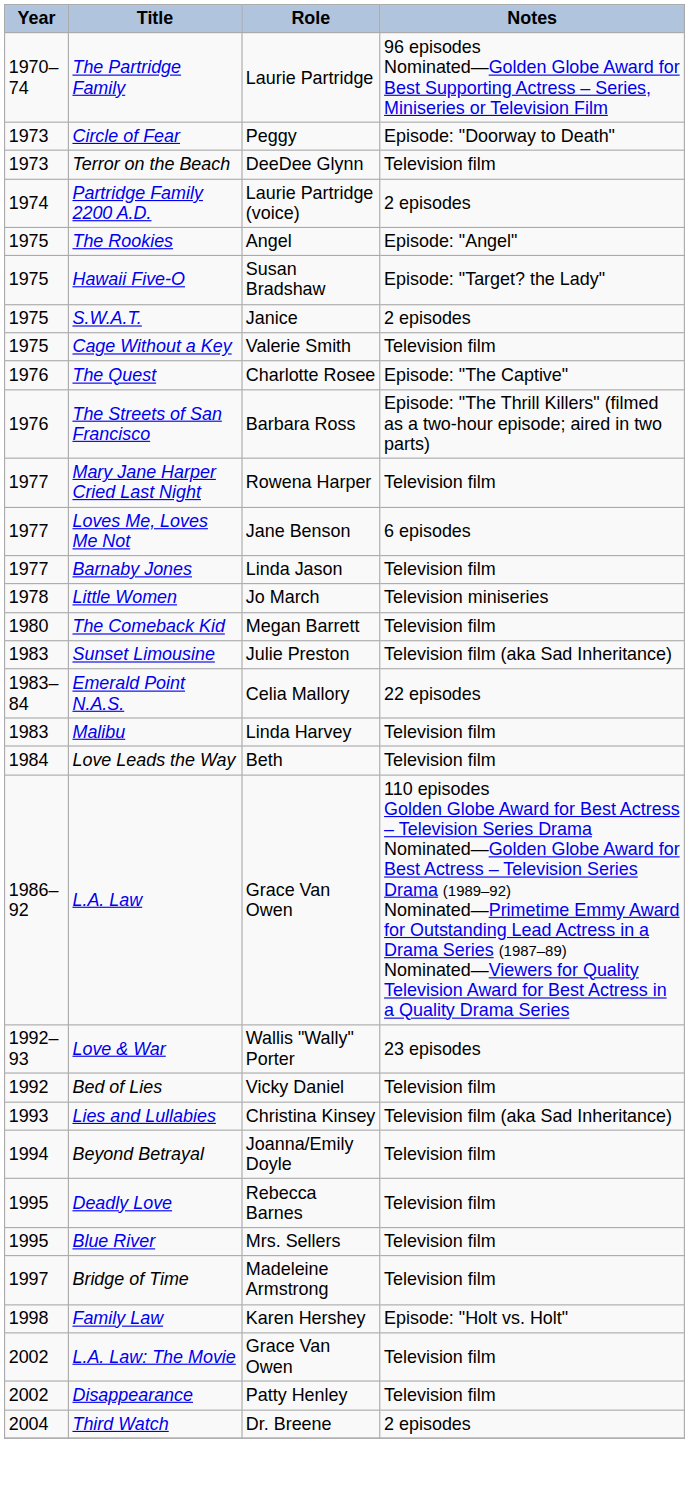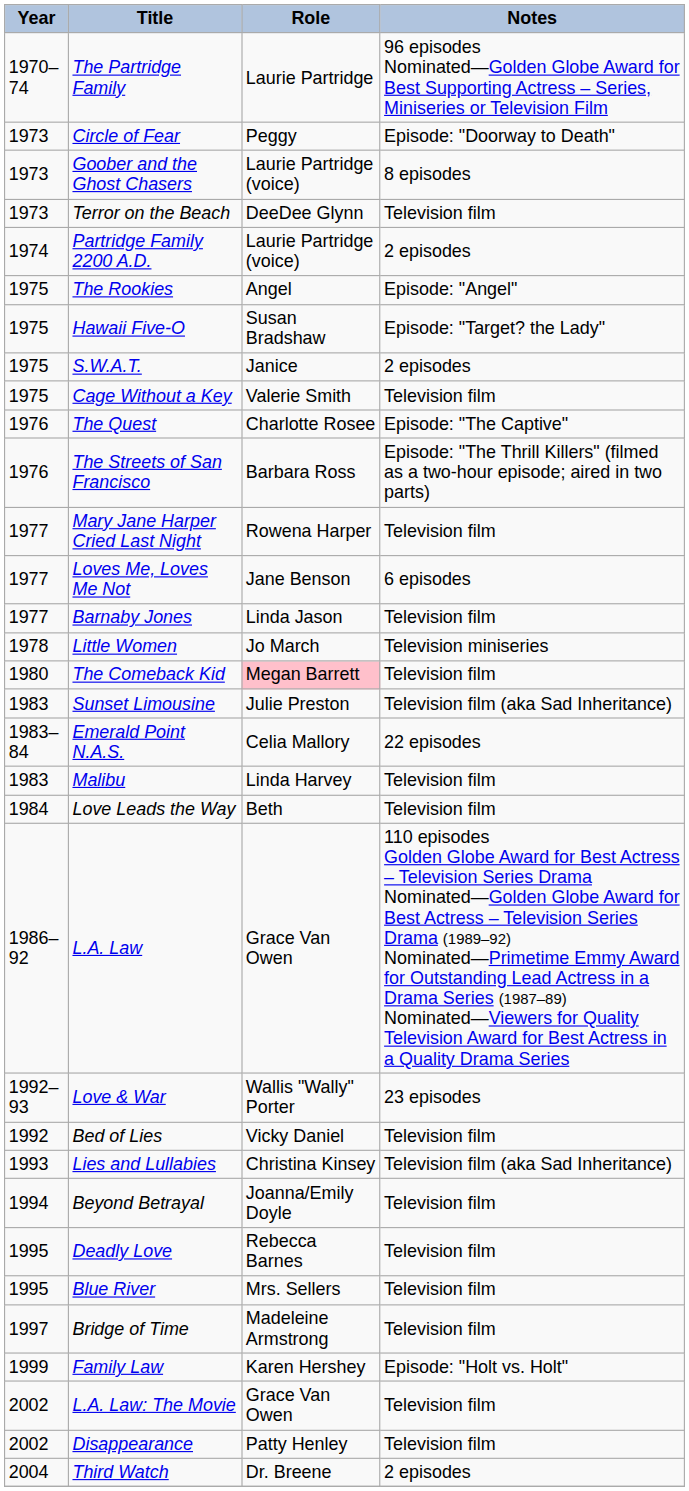+ row: (135, 174)
(303, 626) no background -> (303, 675) pink background
(29, 1318) 1998 -> (29, 1367) 1999
